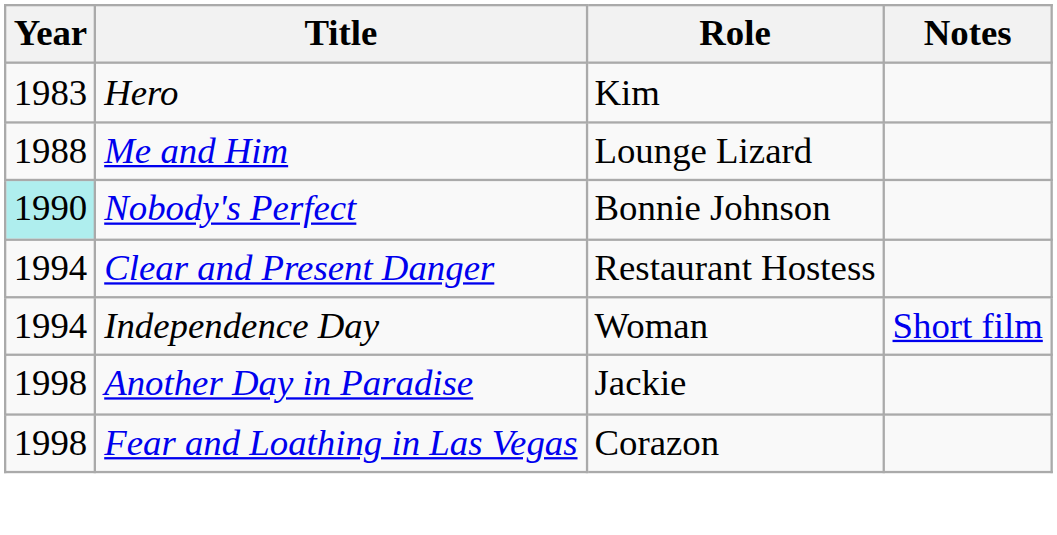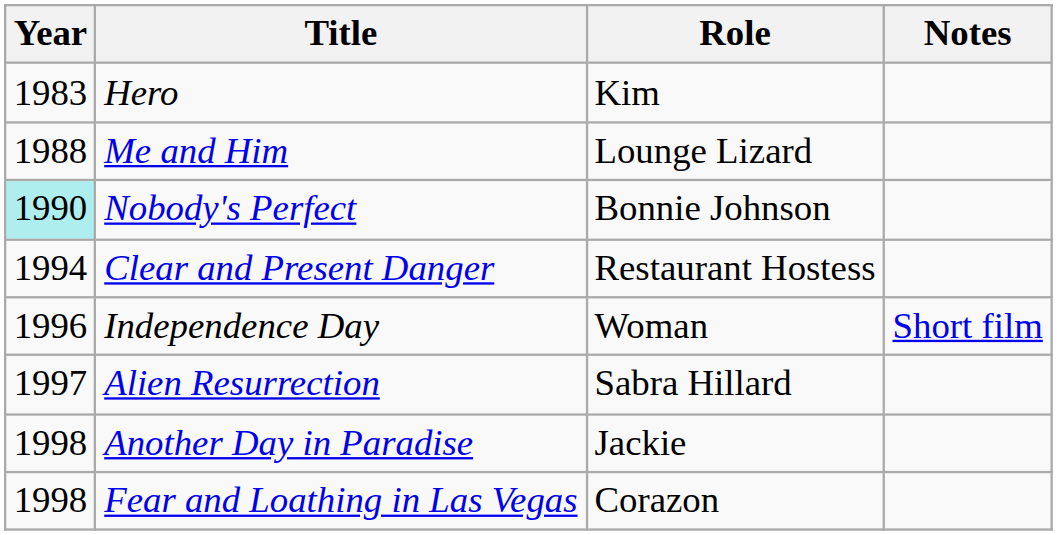(50, 325) 1994 -> (50, 325) 1996
+ row: (242, 383)
